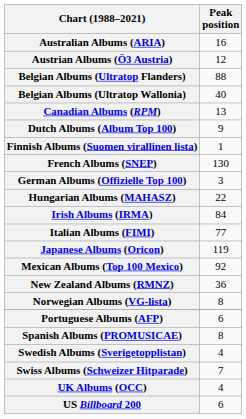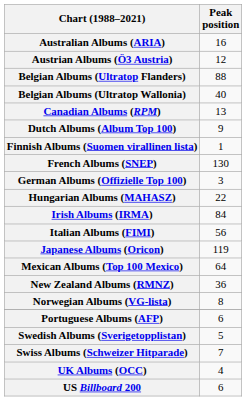(221, 232) 77 -> (221, 232) 56
(221, 266) 92 -> (221, 266) 64
- row: (102, 335)
(221, 353) 4 -> (221, 335) 5
